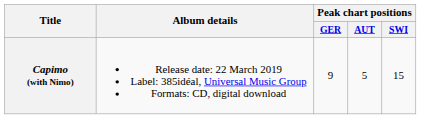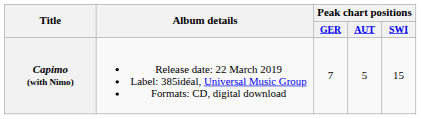(331, 75) 9 -> (331, 75) 7
